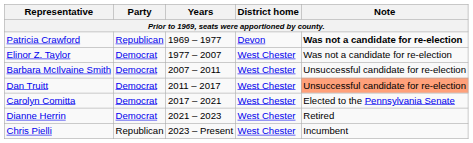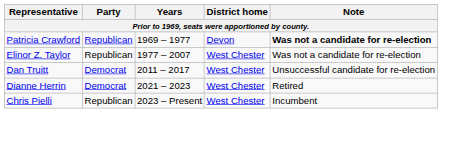(136, 55) Democrat -> (109, 55) Republican
- row: (59, 70)
(385, 85) lightsalmon background -> (354, 70) no background
- row: (41, 100)
